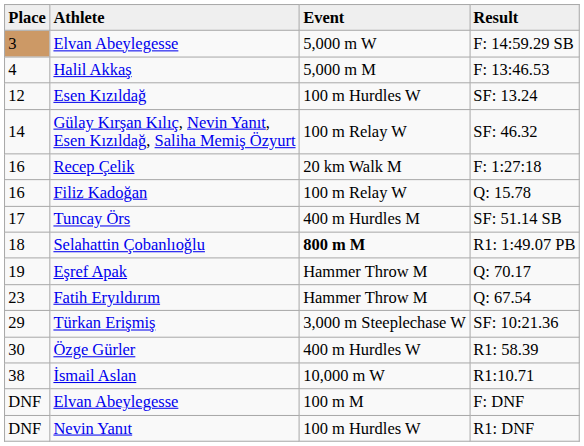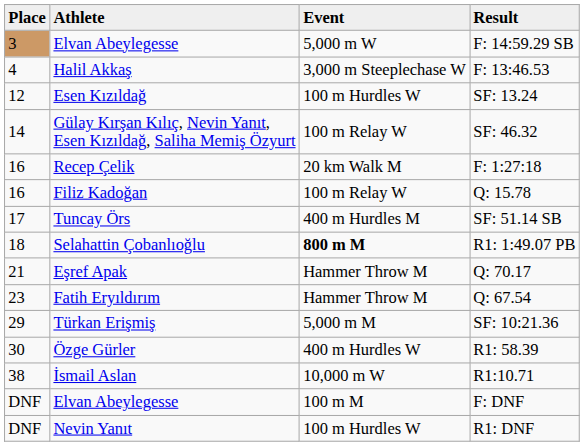(340, 69) 5,000 m M -> (384, 69) 3,000 m Steeplechase W
(17, 271) 19 -> (17, 271) 21
(384, 323) 3,000 m Steeplechase W -> (340, 323) 5,000 m M
